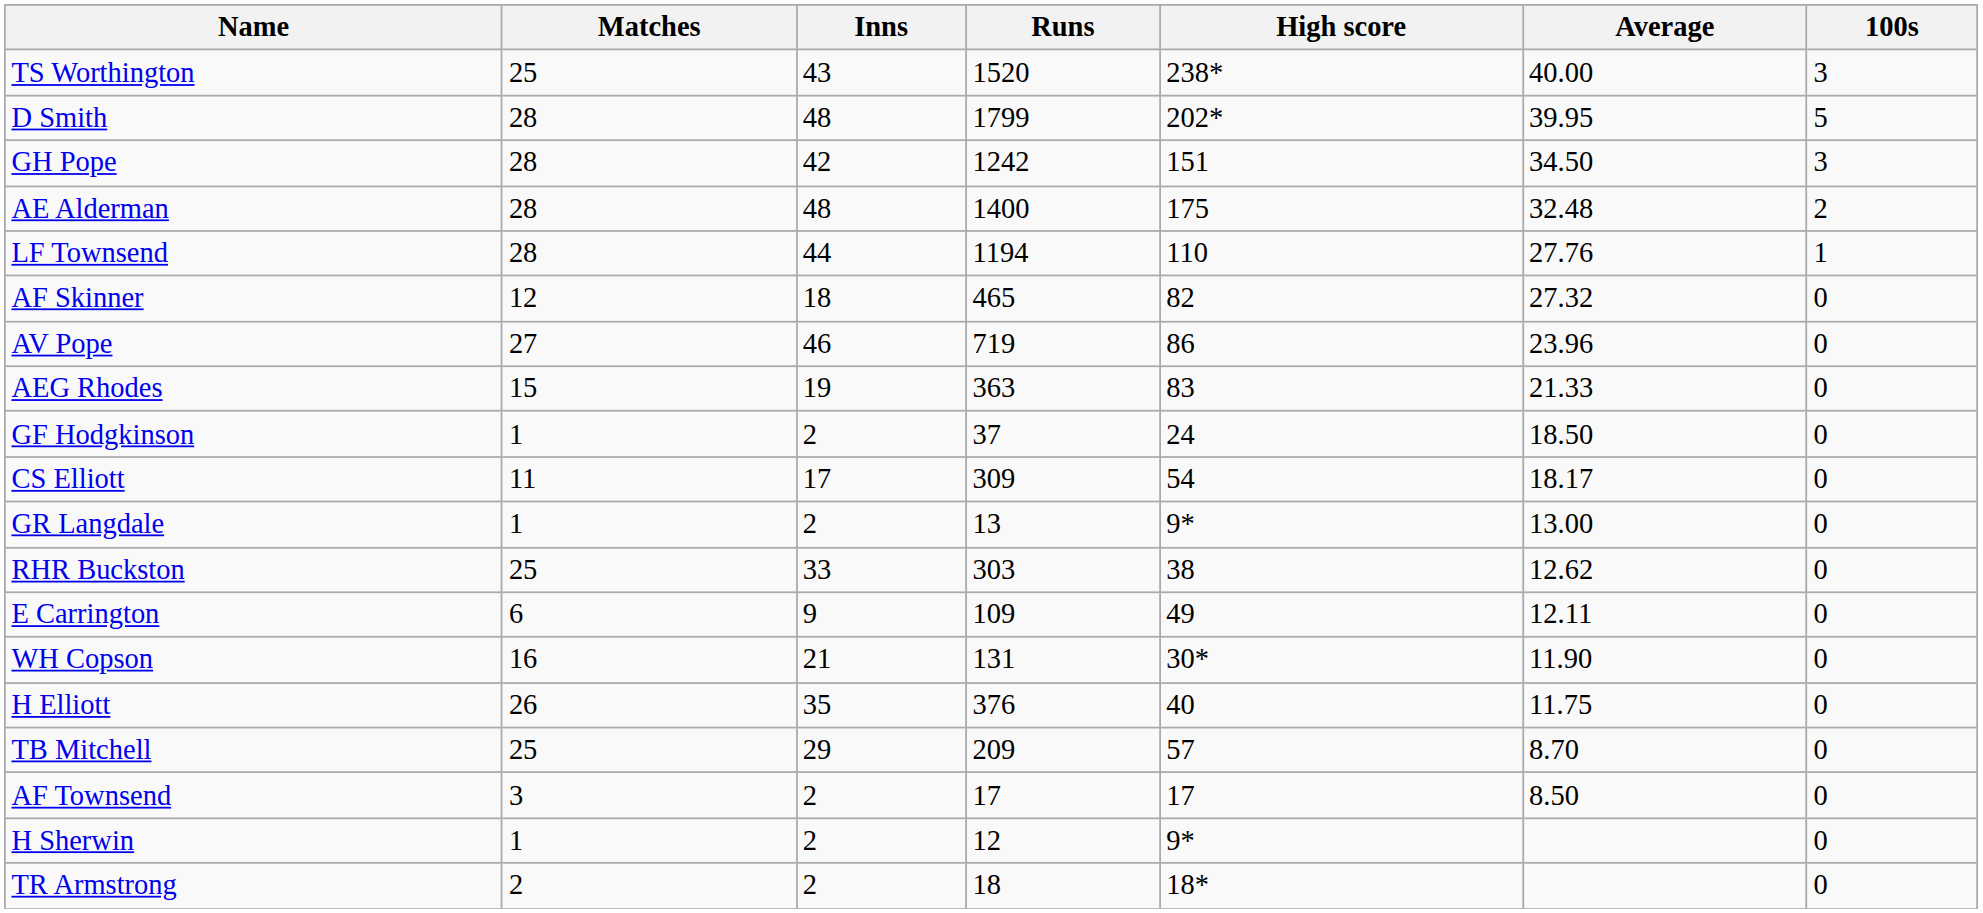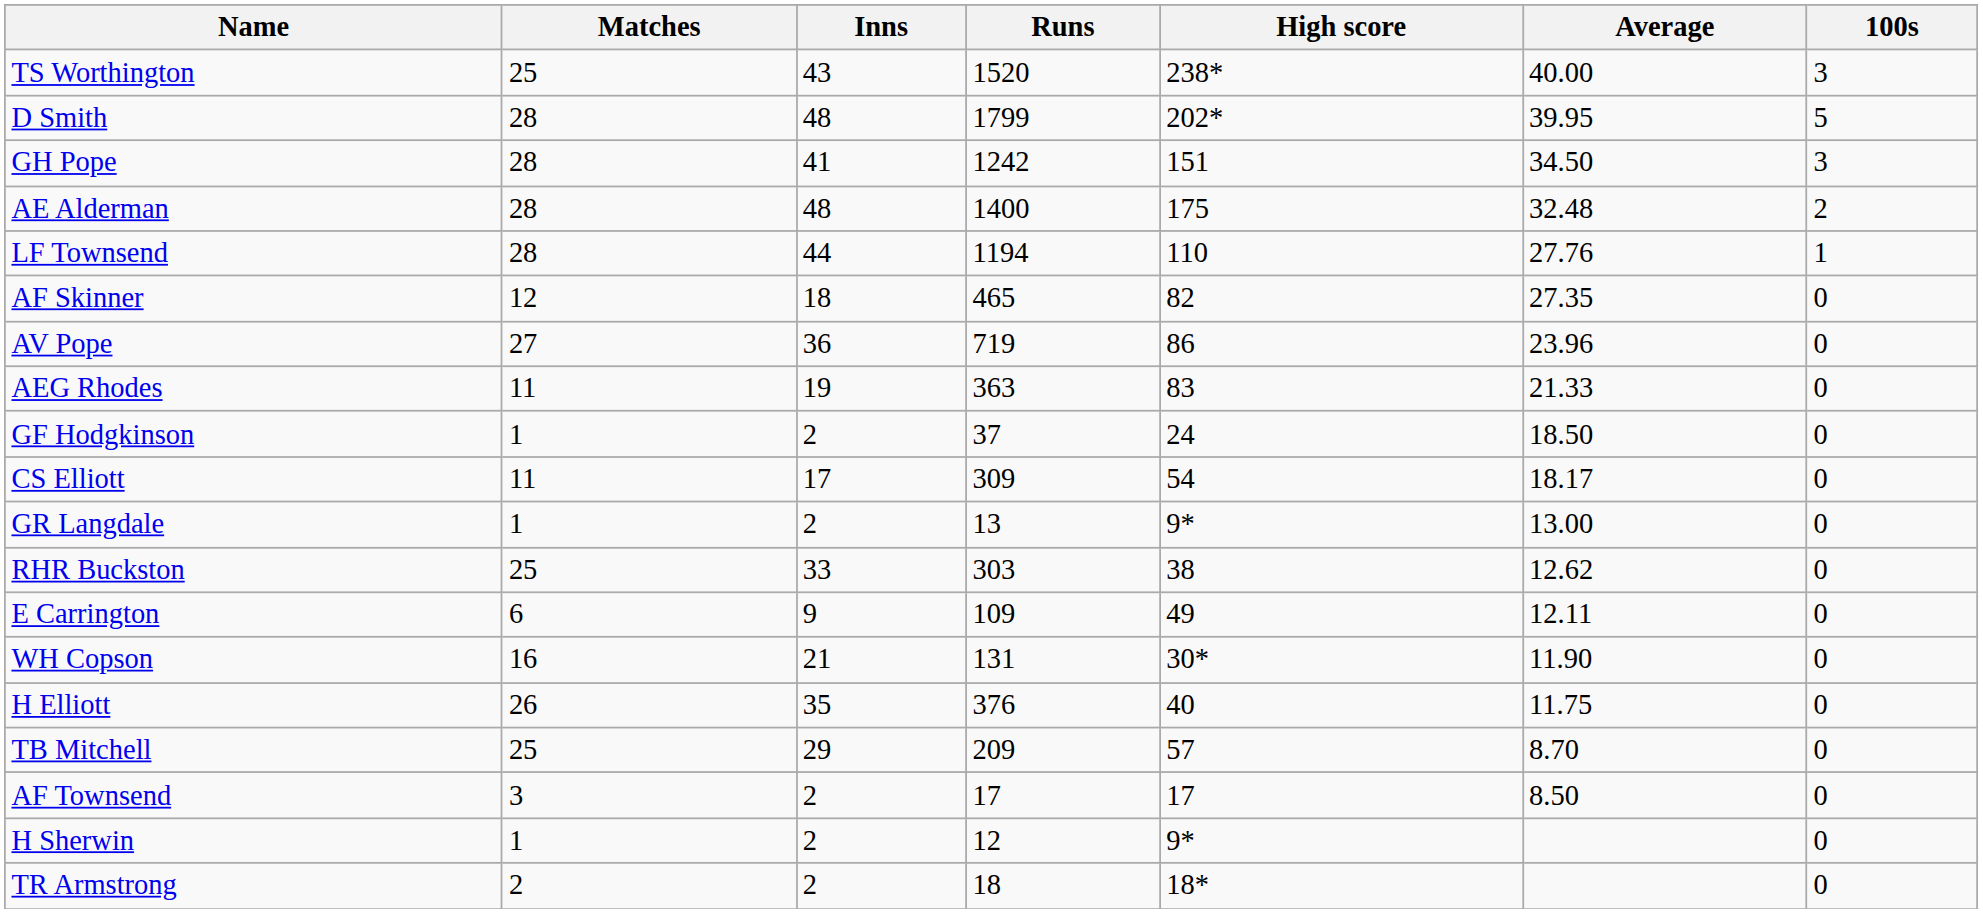(817, 162) 42 -> (817, 162) 41
(1561, 298) 27.32 -> (1561, 298) 27.35
(817, 343) 46 -> (817, 343) 36
(523, 388) 15 -> (523, 388) 11
